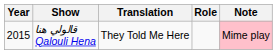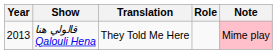(19, 36) 2015 -> (19, 36) 2013
